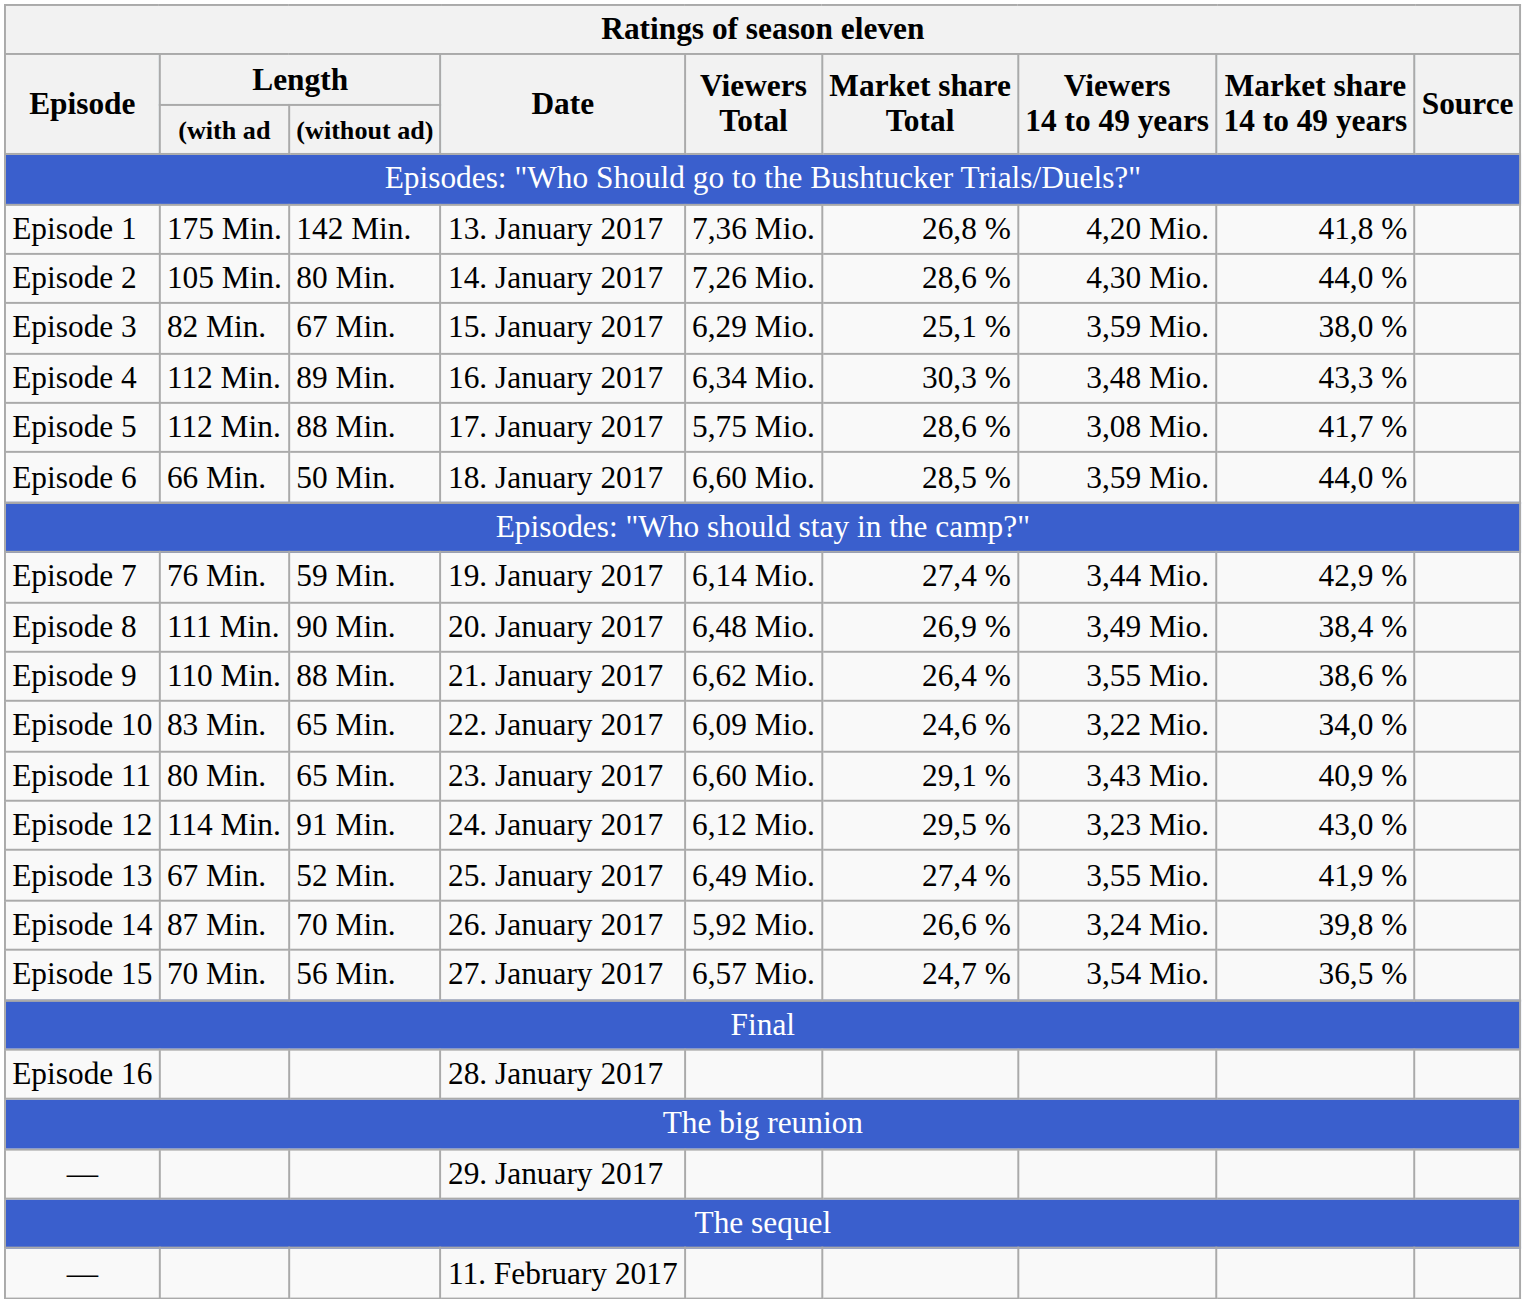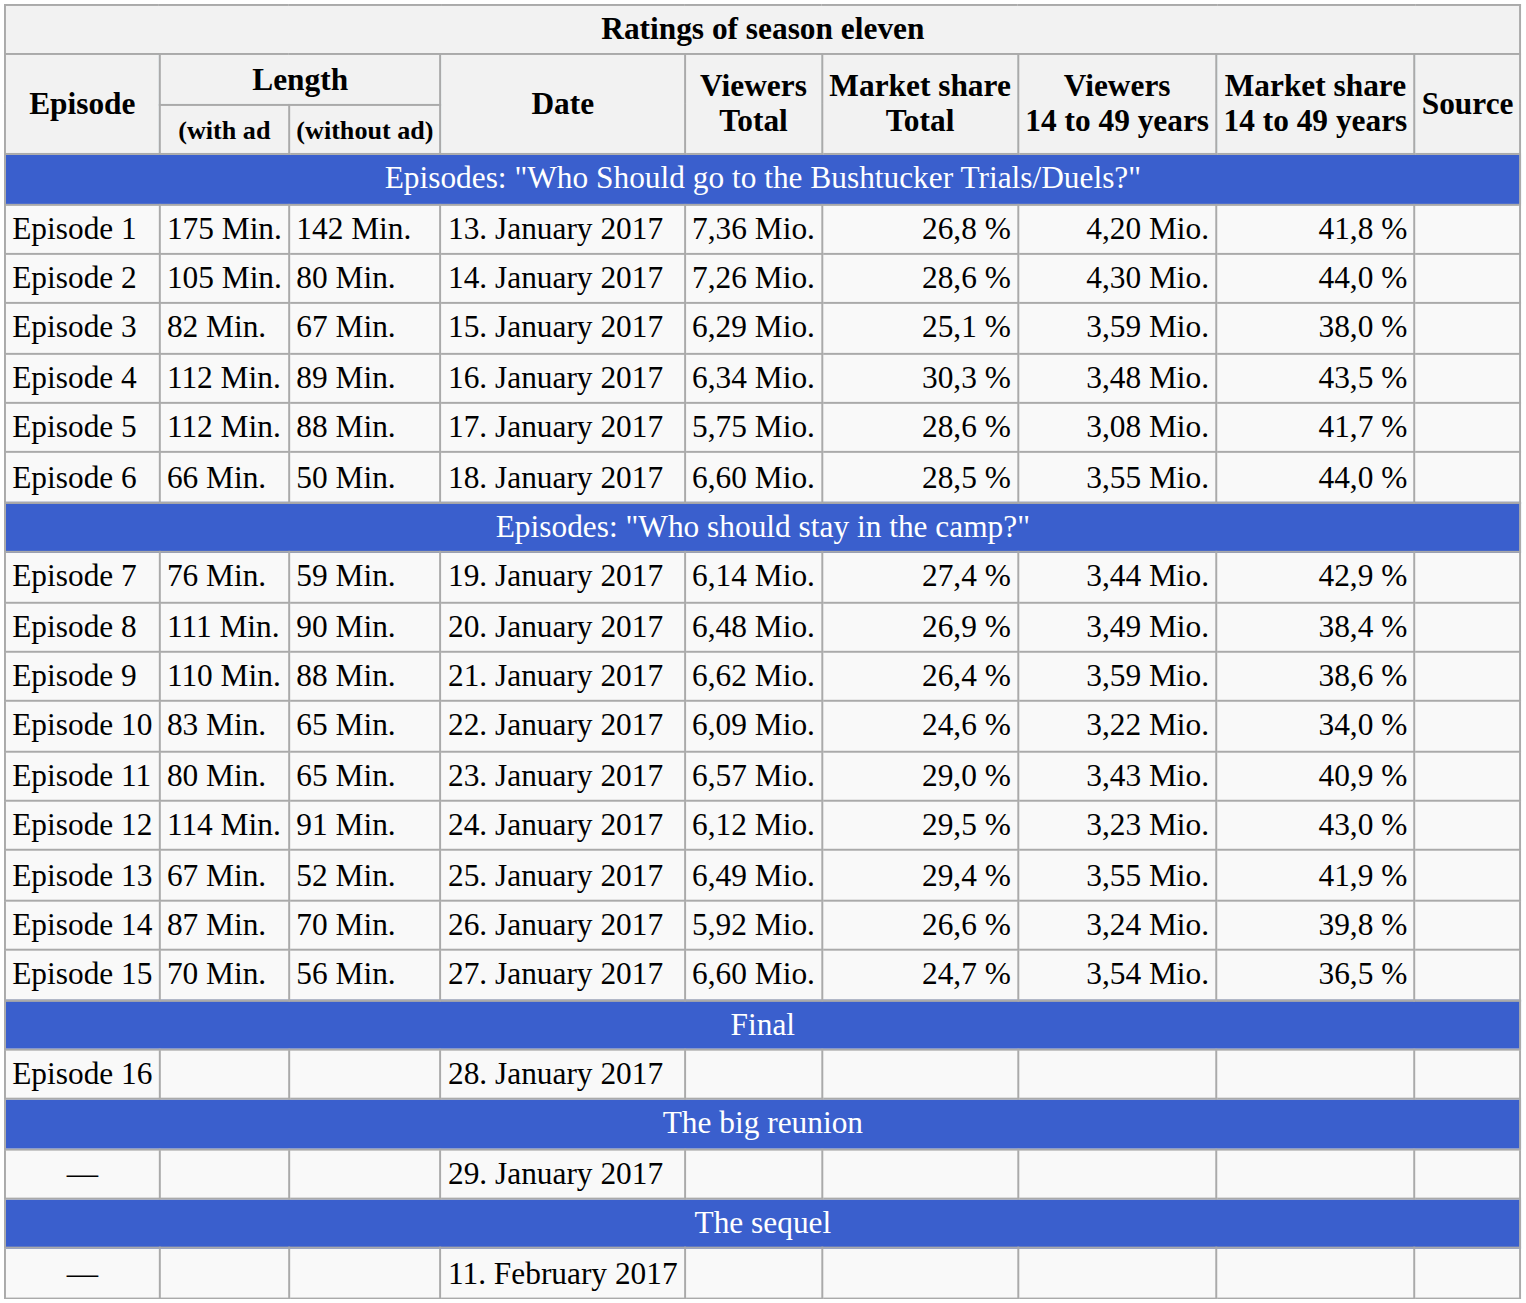(1363, 377) 43,3 % -> (1363, 377) 43,5 %
(1148, 476) 3,59 Mio. -> (1148, 476) 3,55 Mio.
(1148, 675) 3,55 Mio. -> (1148, 675) 3,59 Mio.
(754, 775) 6,60 Mio. -> (754, 775) 6,57 Mio.
(966, 775) 29,1 % -> (966, 775) 29,0 %
(966, 874) 27,4 % -> (966, 874) 29,4 %
(754, 974) 6,57 Mio. -> (754, 974) 6,60 Mio.
